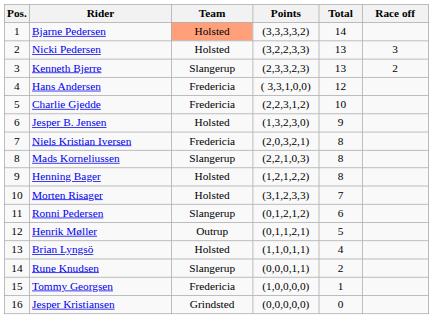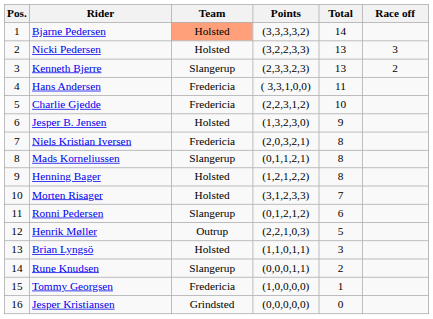(340, 86) 12 -> (340, 86) 11
(286, 159) (2,2,1,0,3) -> (286, 159) (0,1,1,2,1)
(286, 231) (0,1,1,2,1) -> (286, 231) (2,2,1,0,3)
(340, 249) 4 -> (340, 249) 3
